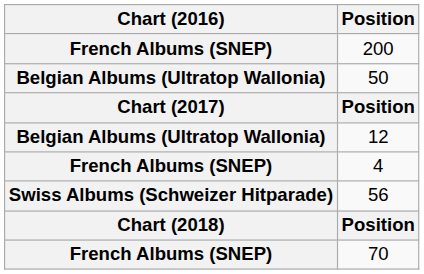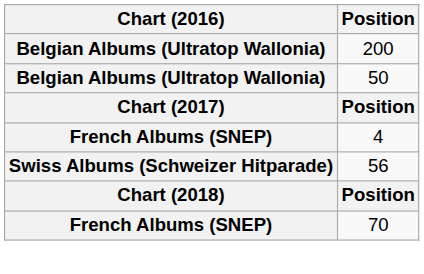(171, 48) French Albums (SNEP) -> (171, 48) Belgian Albums (Ultratop Wallonia)
- row: (378, 136)
